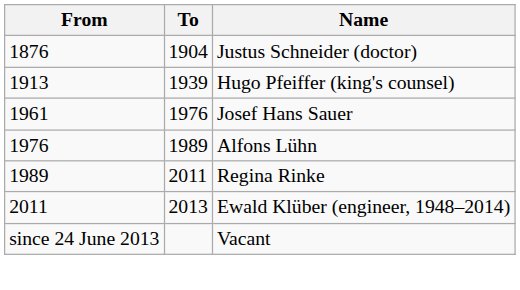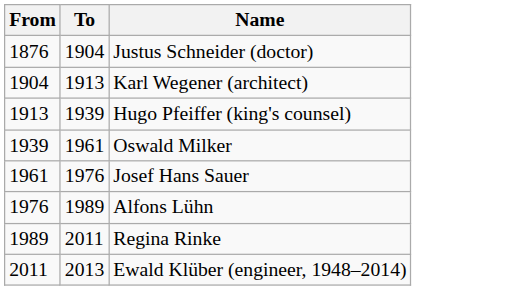+ row: (211, 82)
+ row: (173, 144)
- row: (244, 238)
